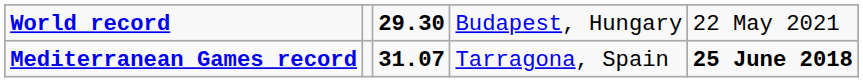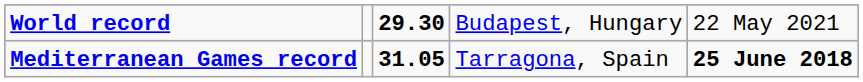(412, 59) 31.07 -> (412, 59) 31.05
